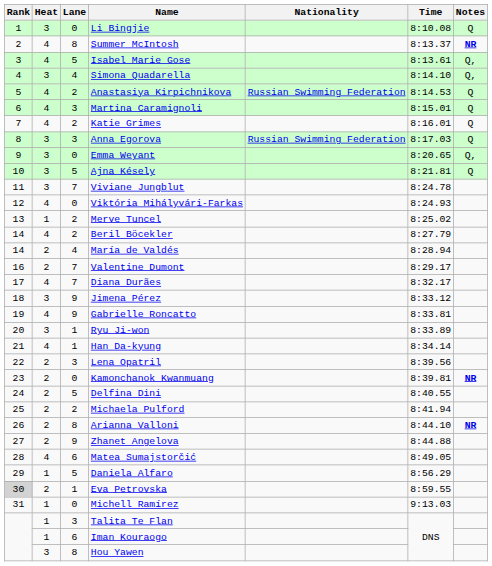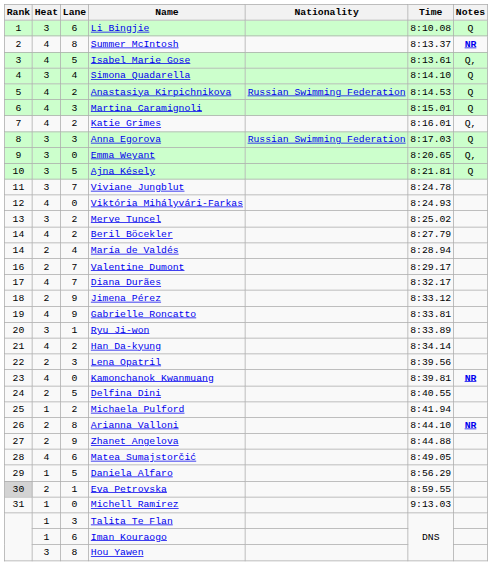(75, 28) 0 -> (75, 28) 6
(470, 76) Q, -> (470, 76) Q
(470, 124) Q -> (470, 124) Q,
(46, 219) 1 -> (46, 219) 3
(46, 298) 3 -> (46, 298) 2
(75, 346) 1 -> (75, 346) 2
(46, 378) 2 -> (46, 378) 4
(46, 410) 2 -> (46, 410) 1
